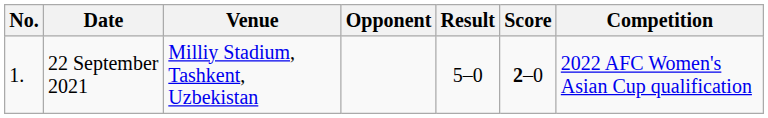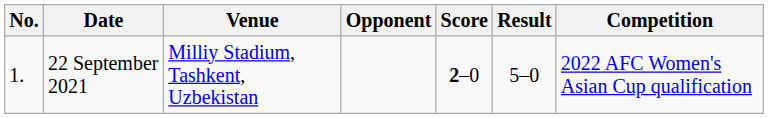columns swapped: (528, 20) <-> (468, 20)
